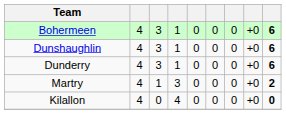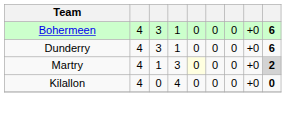- row: (67, 48)
(196, 83) no background -> (196, 65) lightyellow background
(272, 83) no background -> (272, 65) lightgrey background
